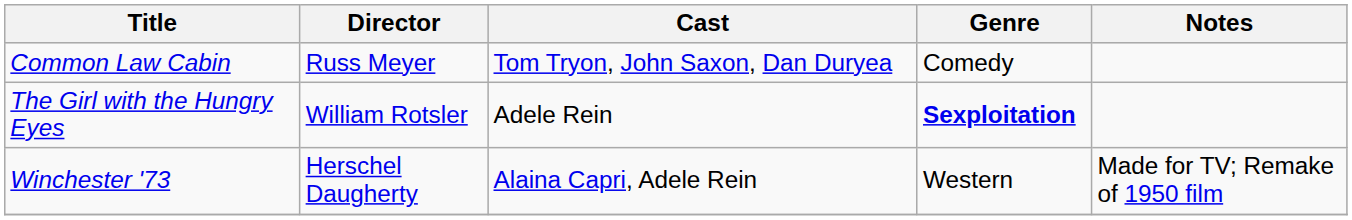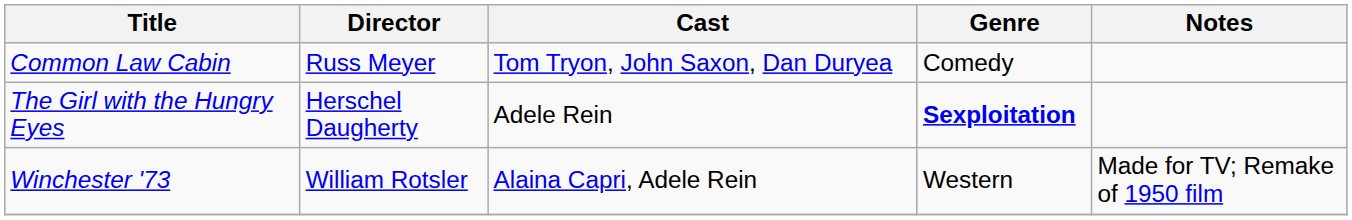(387, 114) William Rotsler -> (362, 114) Herschel Daugherty
(362, 180) Herschel Daugherty -> (387, 180) William Rotsler
